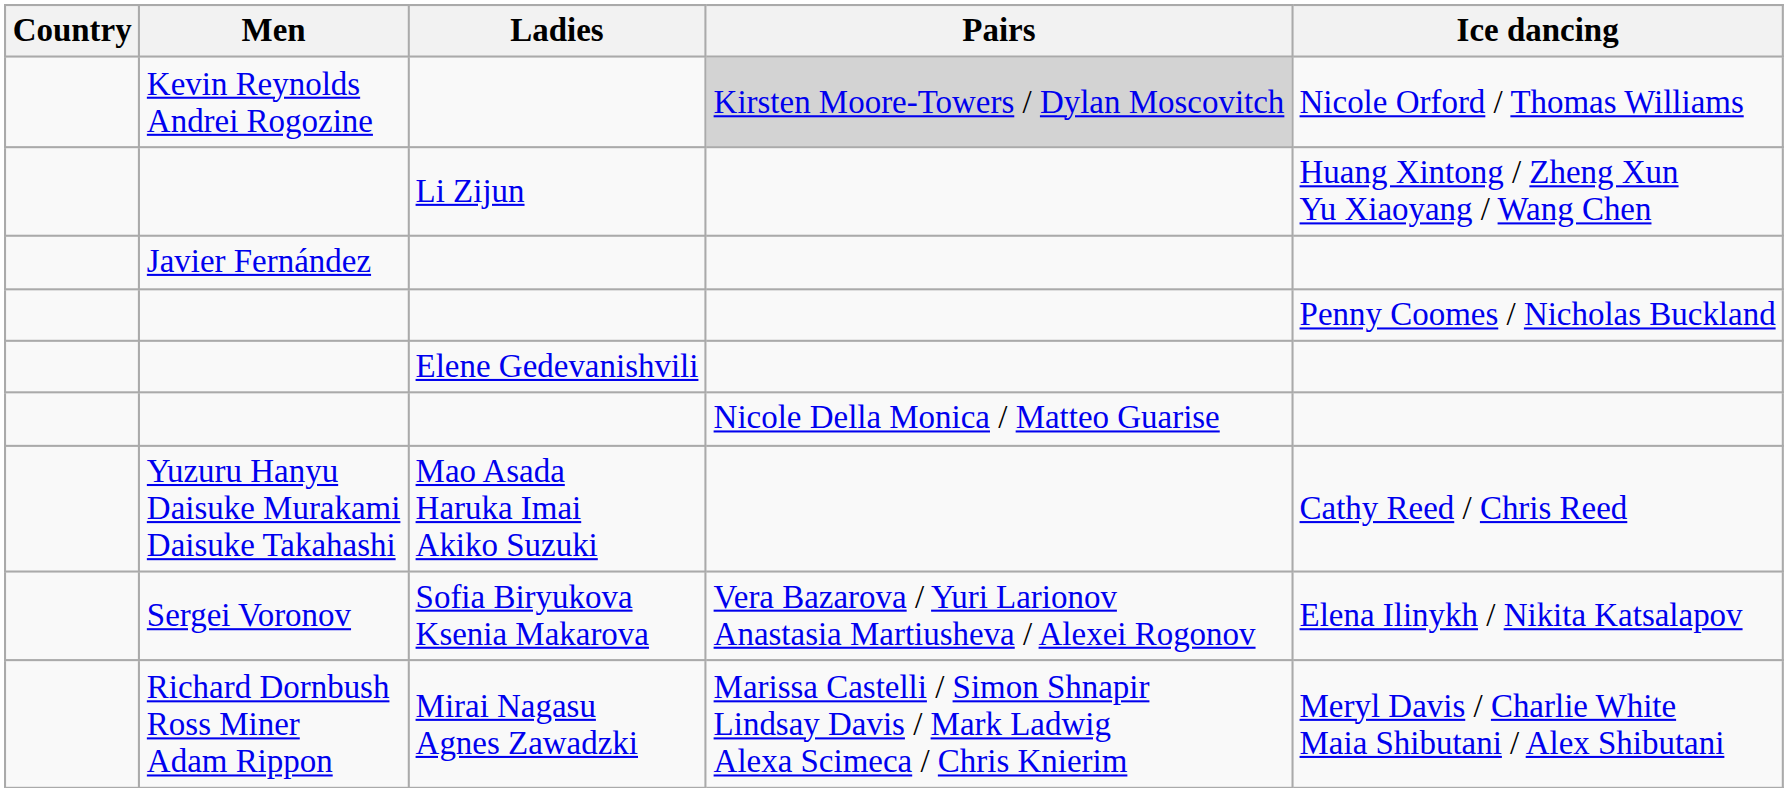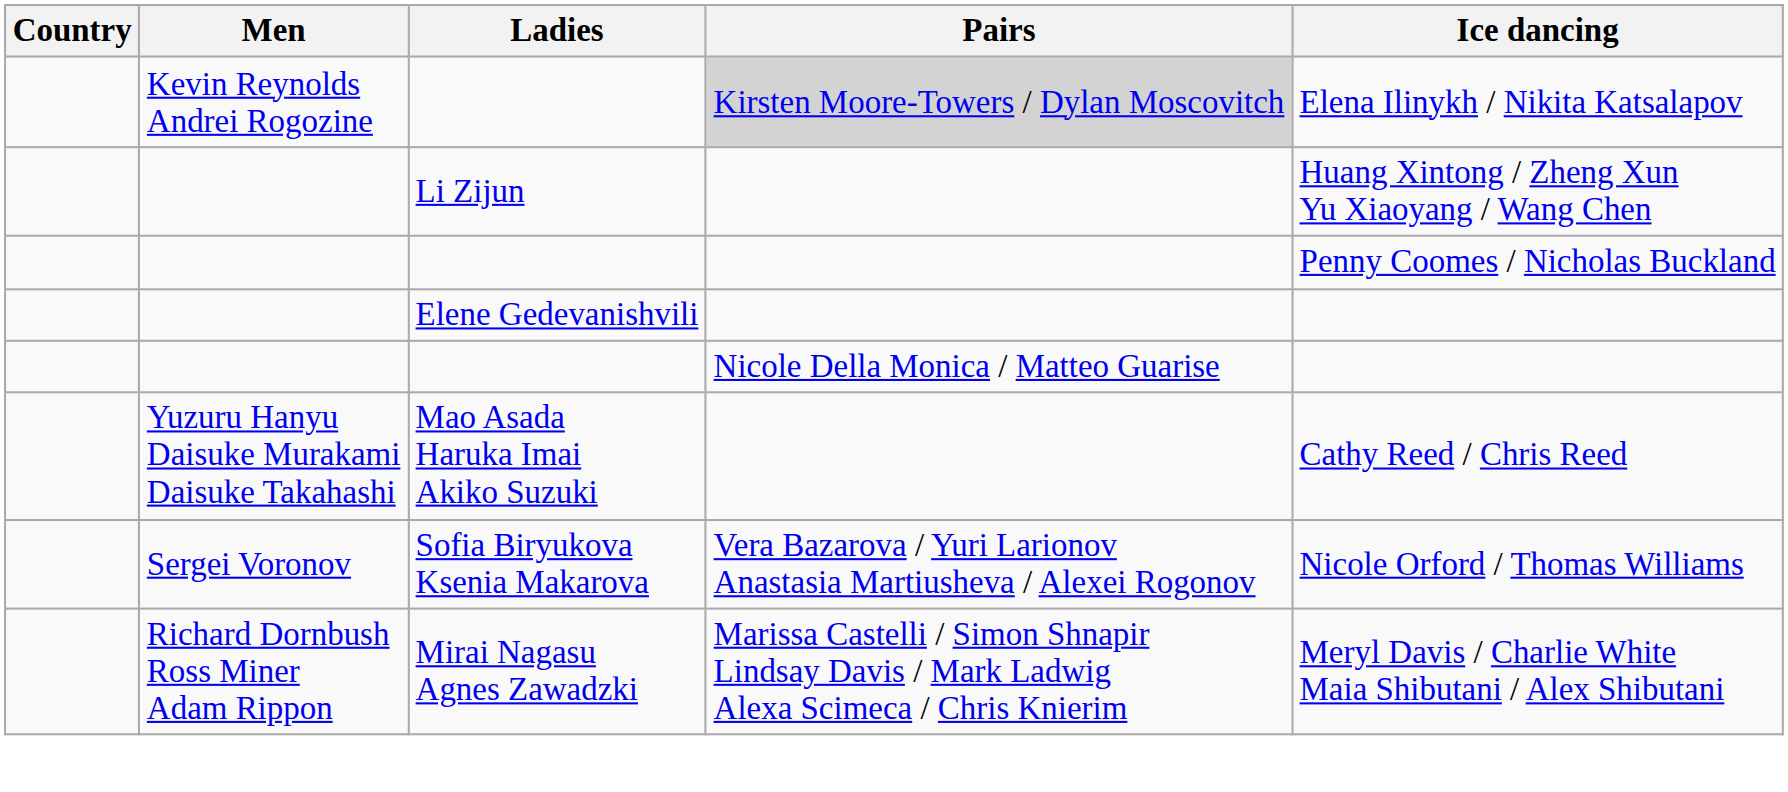(1522, 101) Nicole Orford / Thomas Williams -> (1521, 101) Elena Ilinykh / Nikita Katsalapov
- row: (259, 261)
(1521, 615) Elena Ilinykh / Nikita Katsalapov -> (1522, 563) Nicole Orford / Thomas Williams
